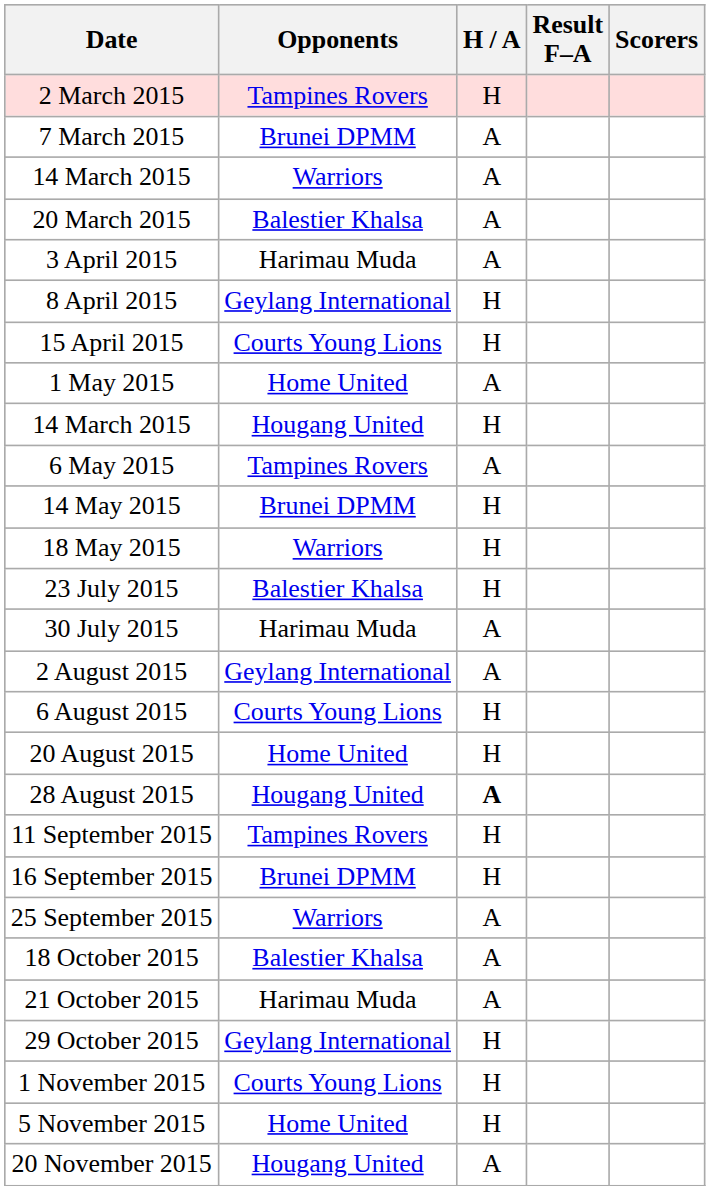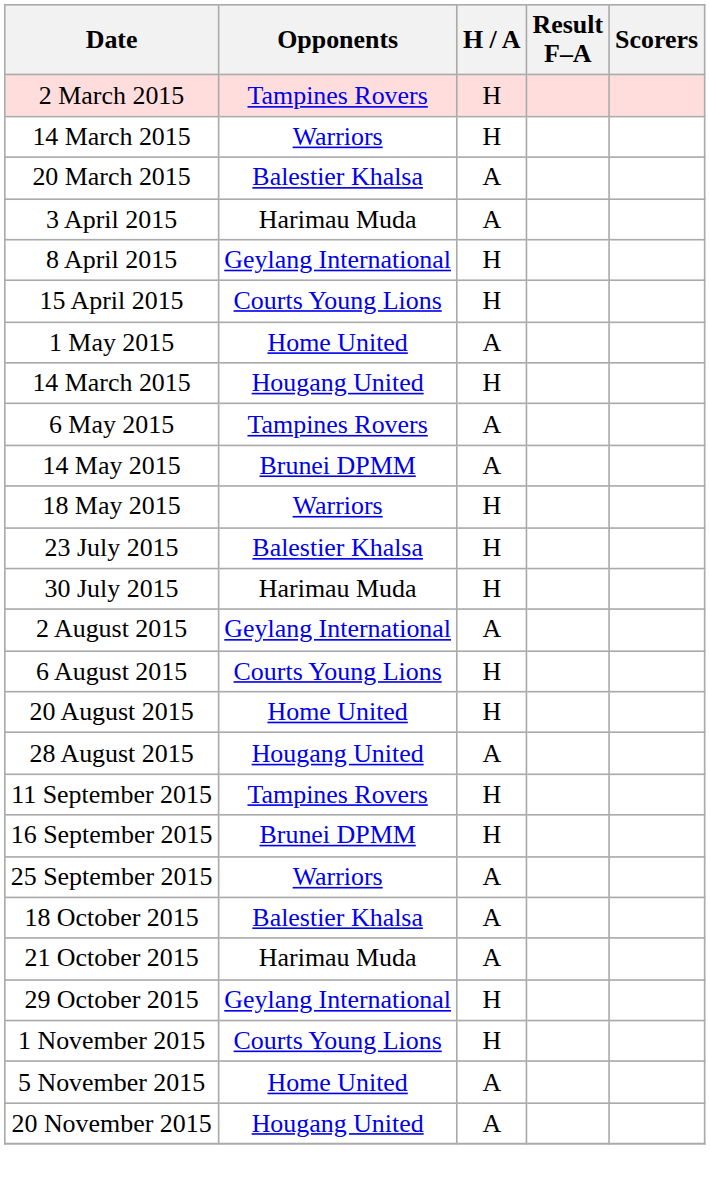- row: (112, 136)
(492, 177) A -> (492, 136) H
(492, 506) H -> (492, 465) A
(492, 629) A -> (492, 588) H
(492, 794) bold -> (492, 753) normal
(492, 1123) H -> (492, 1081) A
